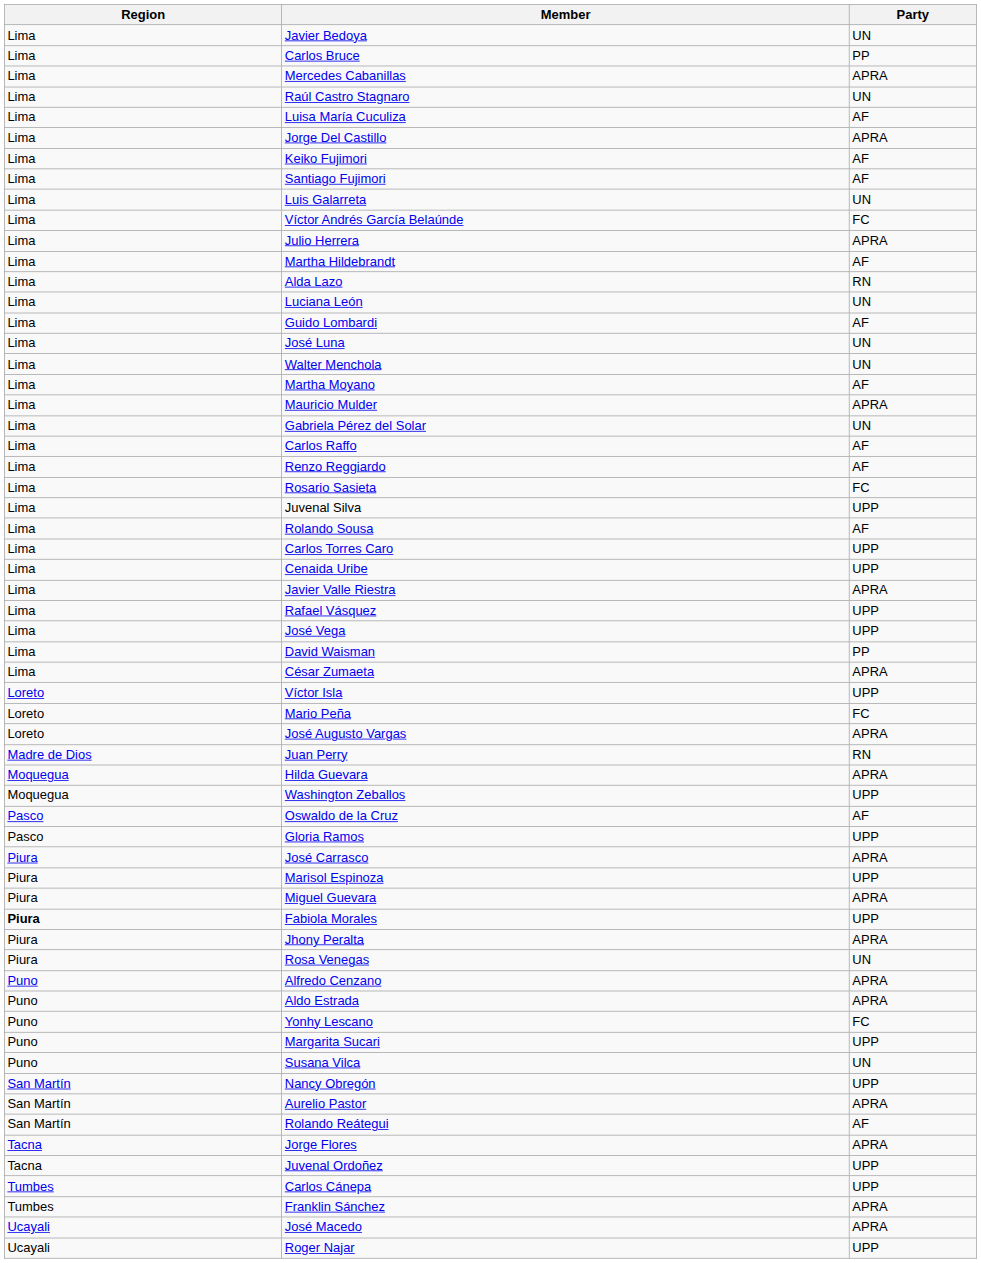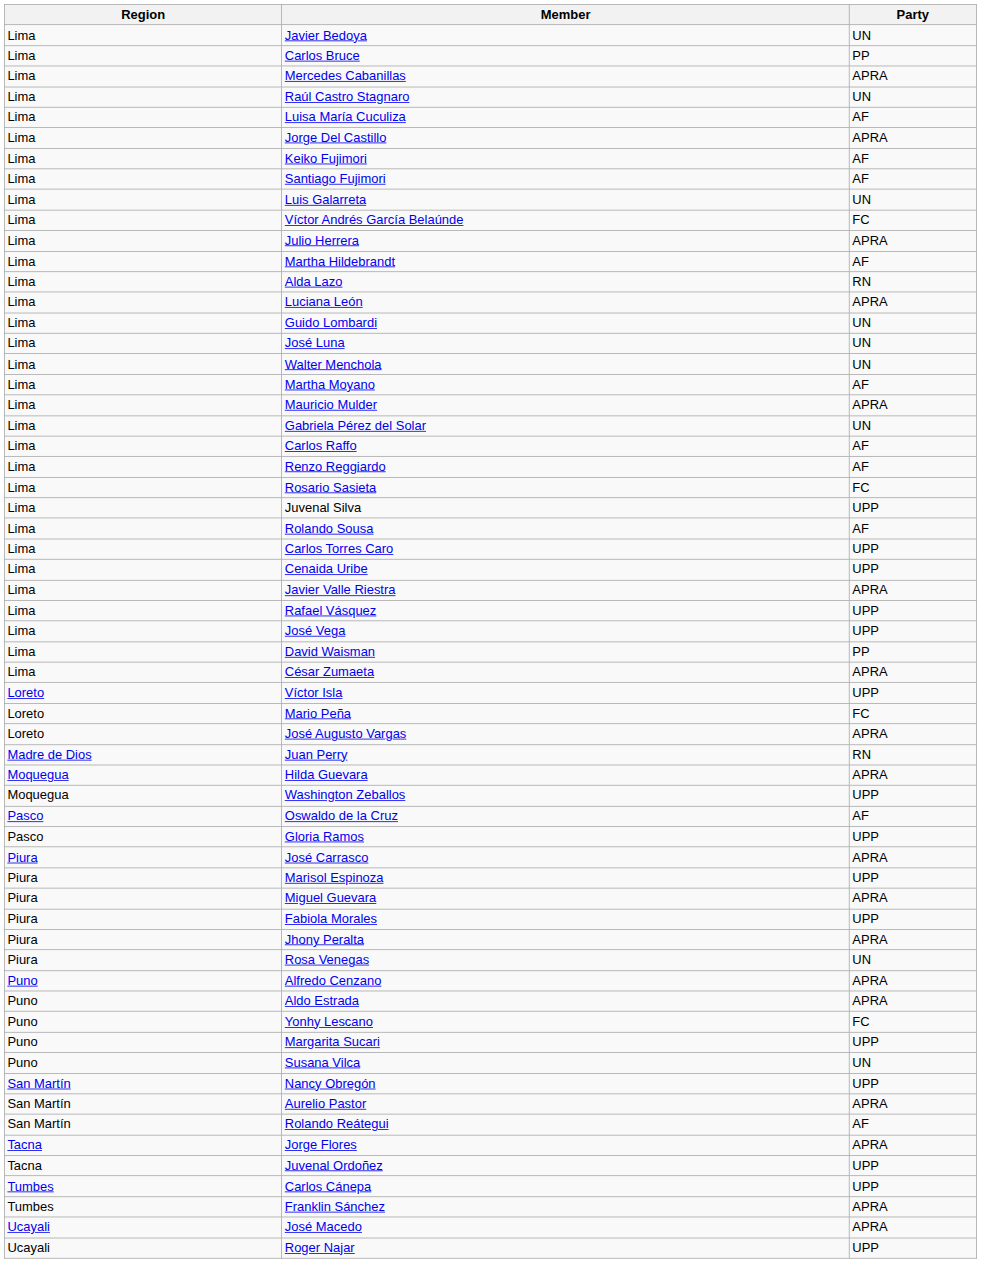(862, 302) UN -> (870, 302) APRA
(861, 323) AF -> (862, 323) UN
(24, 919) bold -> (23, 919) normal
